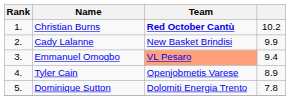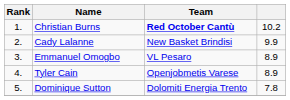(169, 57) lightsalmon background -> (169, 57) no background
(271, 57) 9.4 -> (271, 57) 8.9
